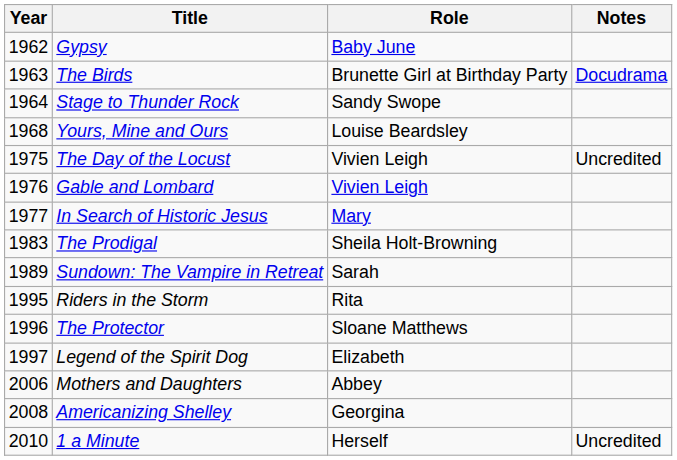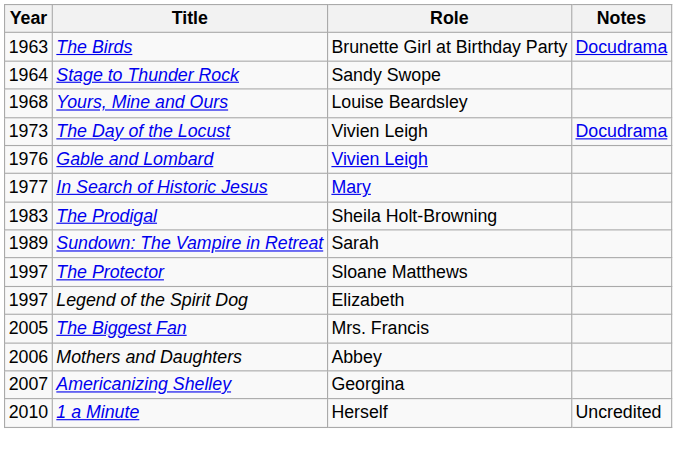- row: (82, 46)
(28, 159) 1975 -> (28, 131) 1973
(618, 159) Uncredited -> (621, 131) Docudrama
- row: (132, 300)
(28, 328) 1996 -> (28, 272) 1997
+ row: (122, 328)
(28, 412) 2008 -> (28, 384) 2007
